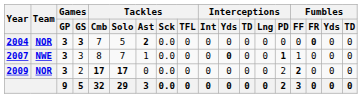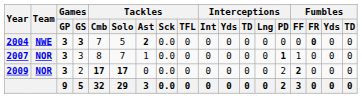(44, 41) NOR -> (44, 41) NWE
(44, 56) NWE -> (44, 56) NOR
(229, 56) bold -> (229, 56) normal
